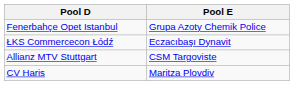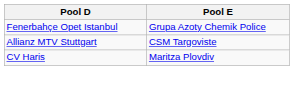- row: (60, 42)
